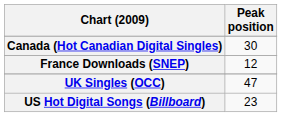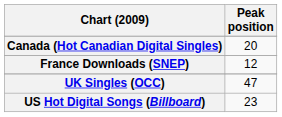(251, 45) 30 -> (251, 45) 20
